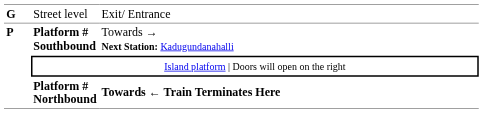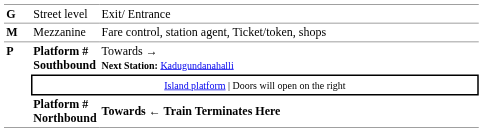+ row: (60, 32)
